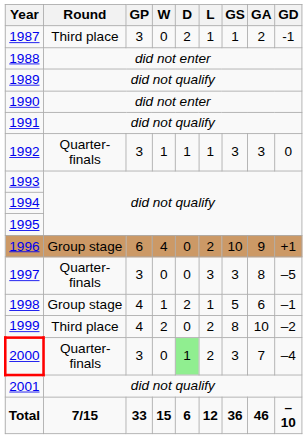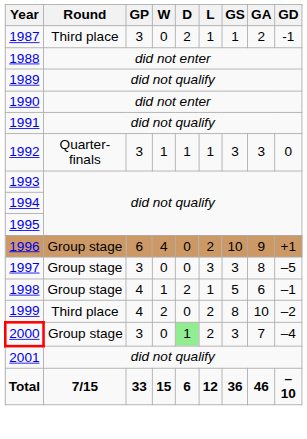(85, 275) Quarter-finals -> (85, 267) Group stage
(85, 356) Quarter-finals -> (85, 334) Group stage
